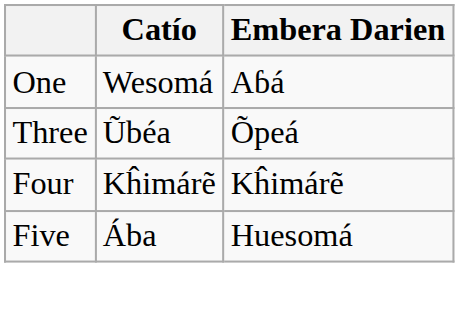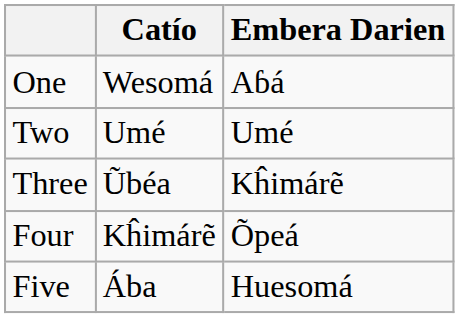+ row: (41, 132)
(265, 132) Õpeá -> (287, 183) Kĥimárẽ
(287, 183) Kĥimárẽ -> (265, 235) Õpeá
